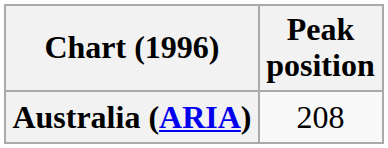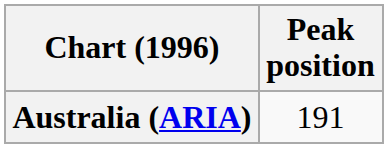(320, 116) 208 -> (320, 116) 191
